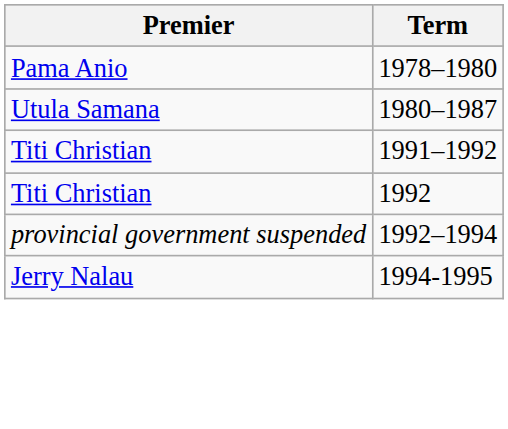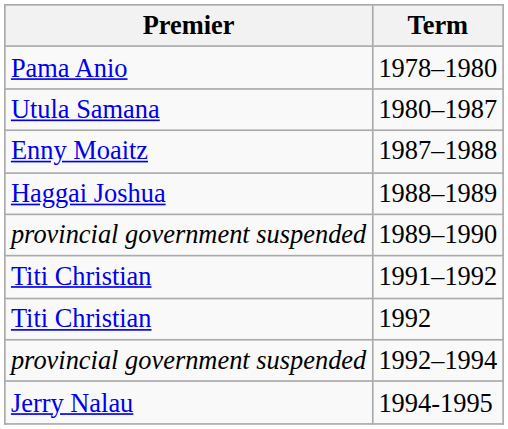+ row: (438, 151)
+ row: (438, 192)
+ row: (438, 234)
